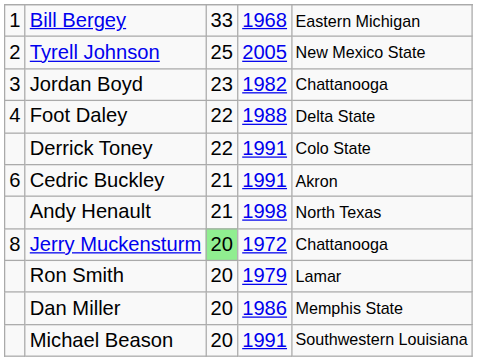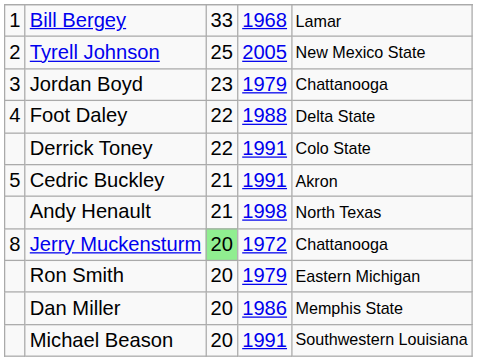(358, 21) Eastern Michigan -> (318, 21) Lamar
(265, 84) 1982 -> (265, 84) 1979
(15, 180) 6 -> (15, 180) 5
(318, 276) Lamar -> (358, 276) Eastern Michigan
